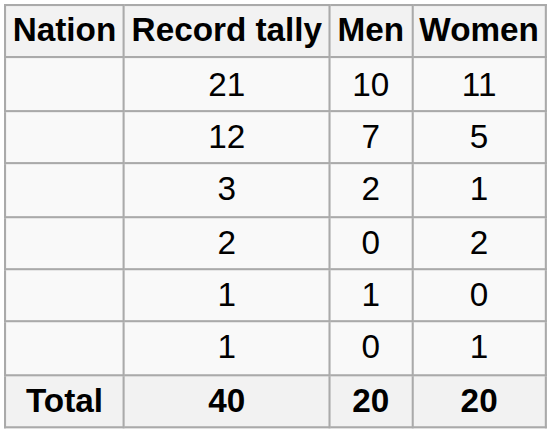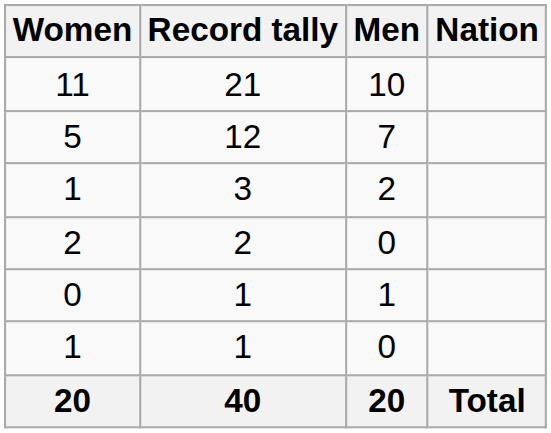columns swapped: (64, 30) <-> (479, 30)
